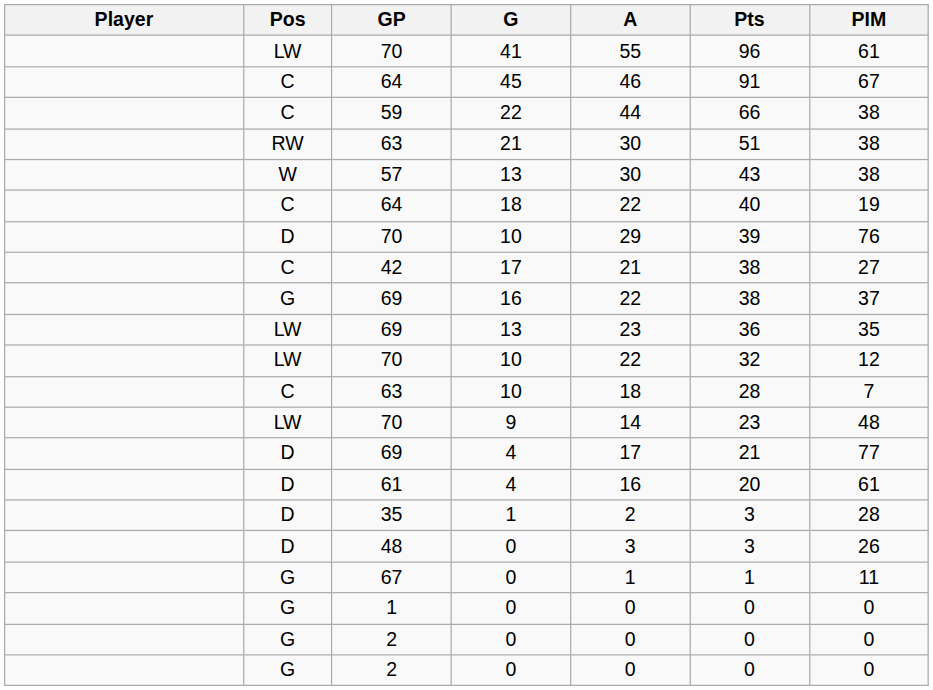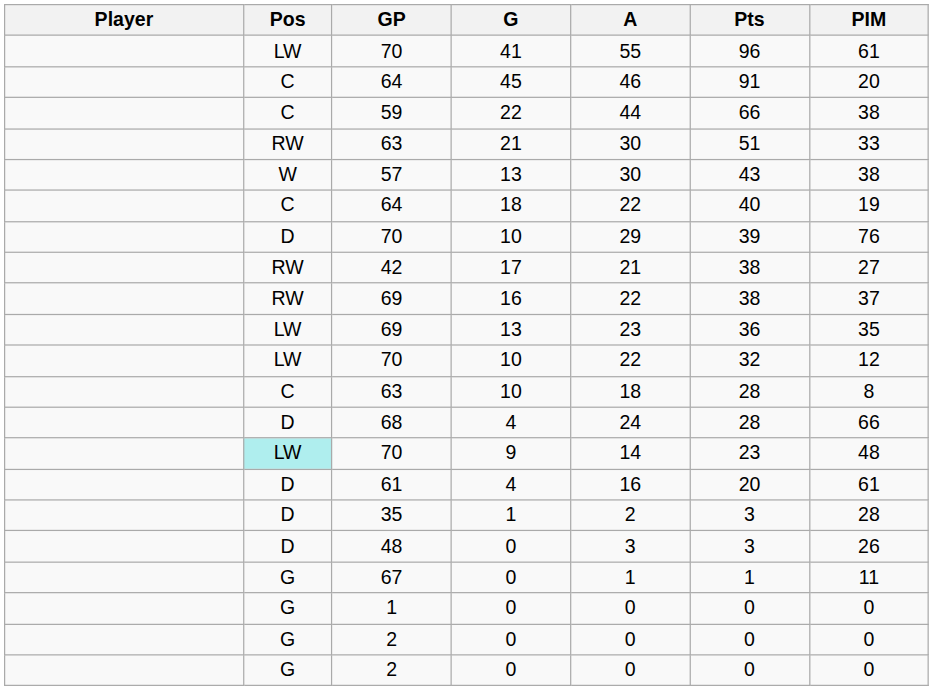(869, 81) 67 -> (869, 81) 20
(869, 143) 38 -> (869, 143) 33
(288, 267) C -> (288, 267) RW
(288, 298) G -> (288, 298) RW
(869, 391) 7 -> (869, 391) 8
+ row: (392, 422)
(288, 422) no background -> (288, 453) paleturquoise background
- row: (392, 453)
